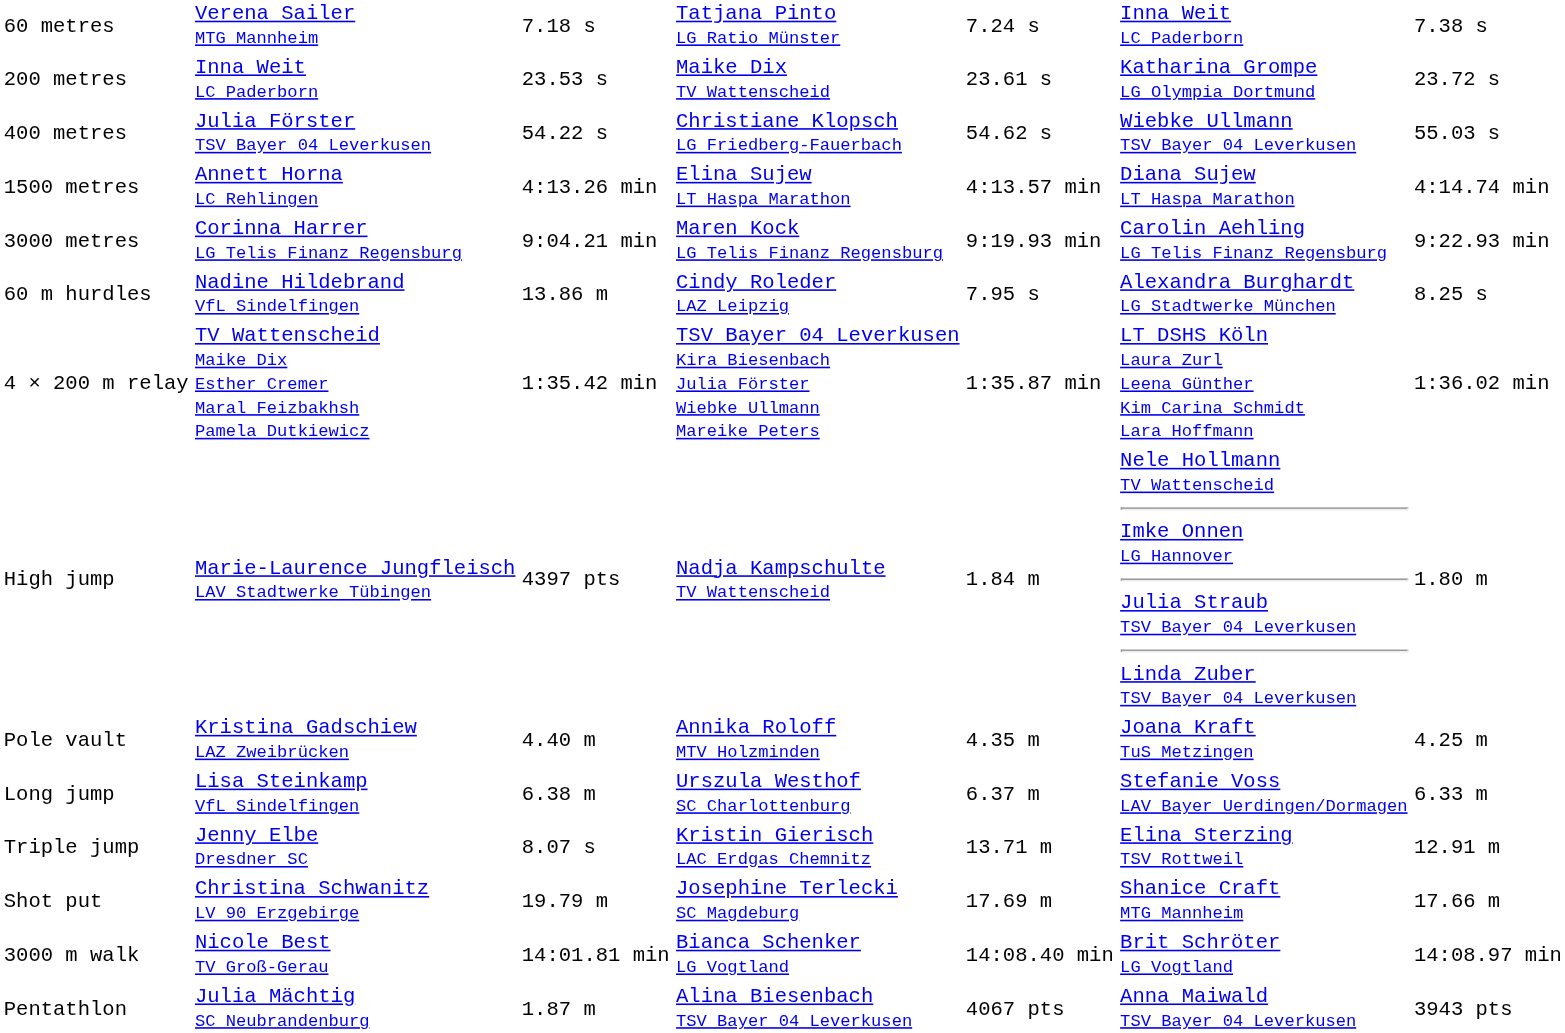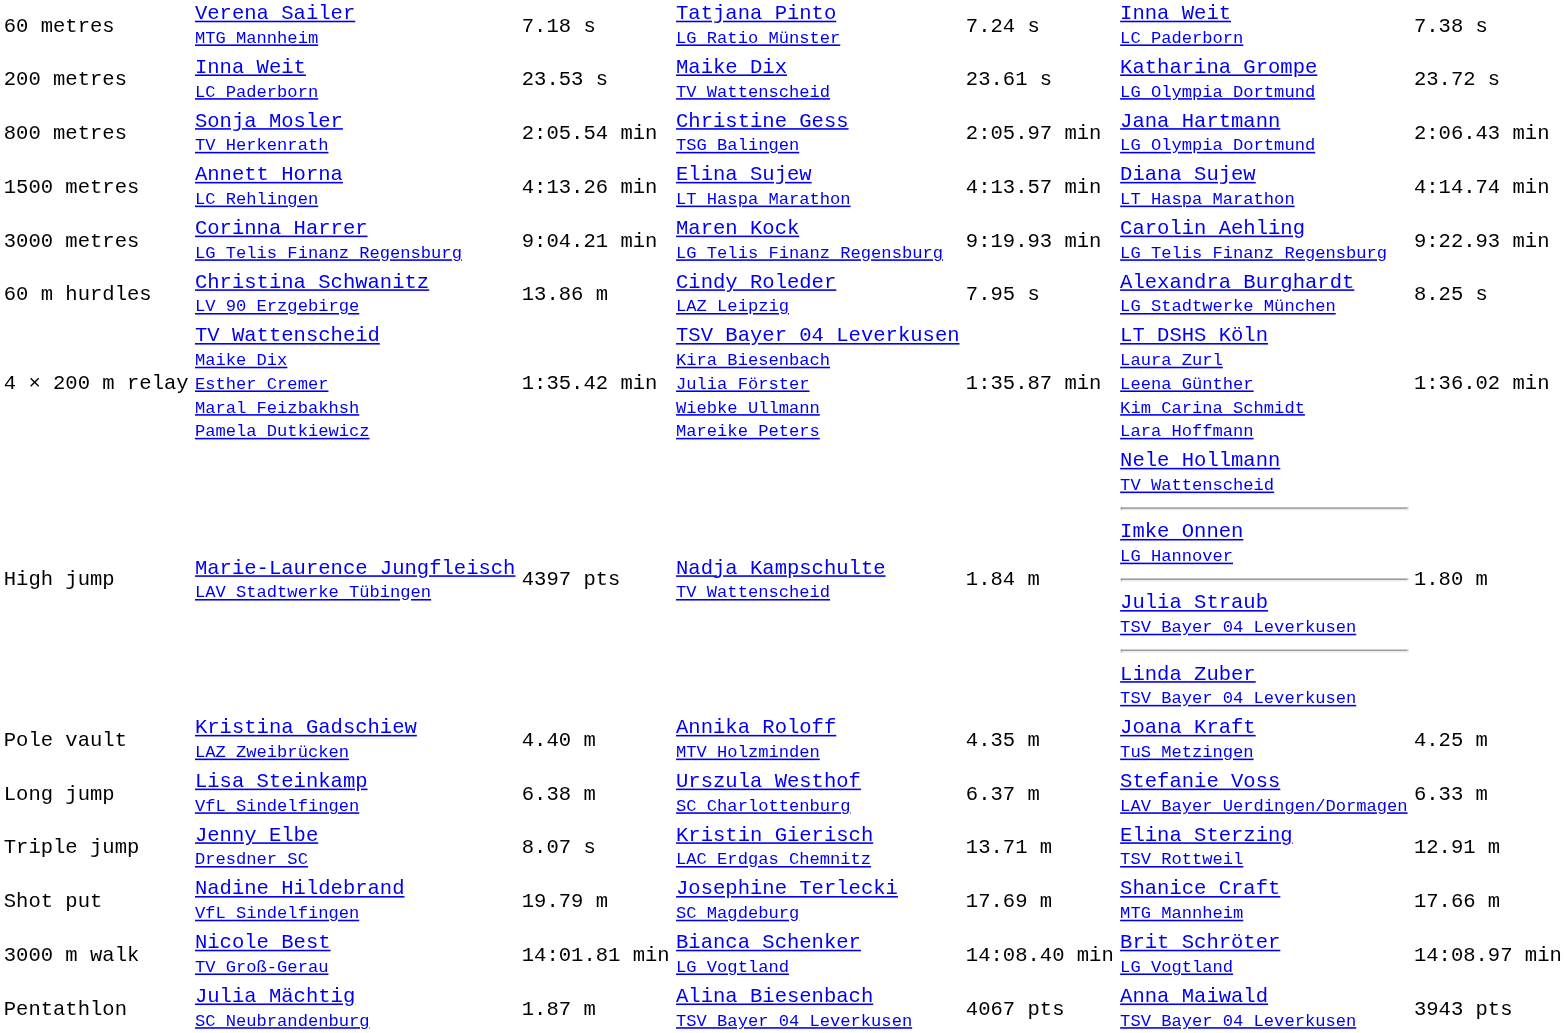- row: (65, 133)
+ row: (65, 133)
(300, 293) Nadine Hildebrand VfL Sindelfingen -> (312, 293) Christina Schwanitz LV 90 Erzgebirge
(312, 900) Christina Schwanitz LV 90 Erzgebirge -> (300, 900) Nadine Hildebrand VfL Sindelfingen
